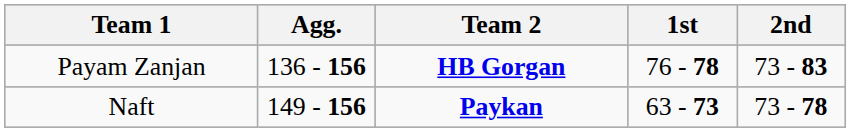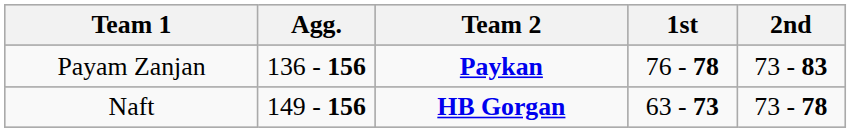(501, 65) HB Gorgan -> (501, 65) Paykan
(501, 106) Paykan -> (501, 106) HB Gorgan
